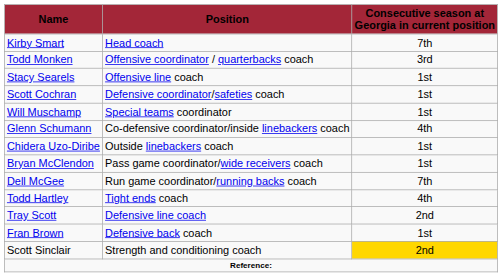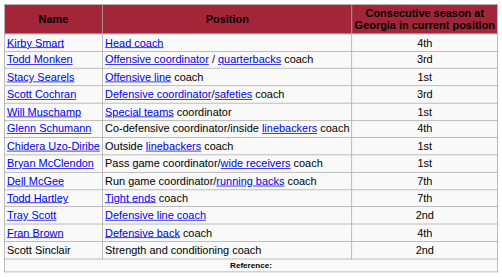(425, 43) 7th -> (425, 43) 4th
(425, 95) 1st -> (425, 95) 3rd
(425, 198) 4th -> (425, 198) 7th
(425, 233) 1st -> (425, 233) 4th
(425, 250) gold background -> (425, 250) no background
